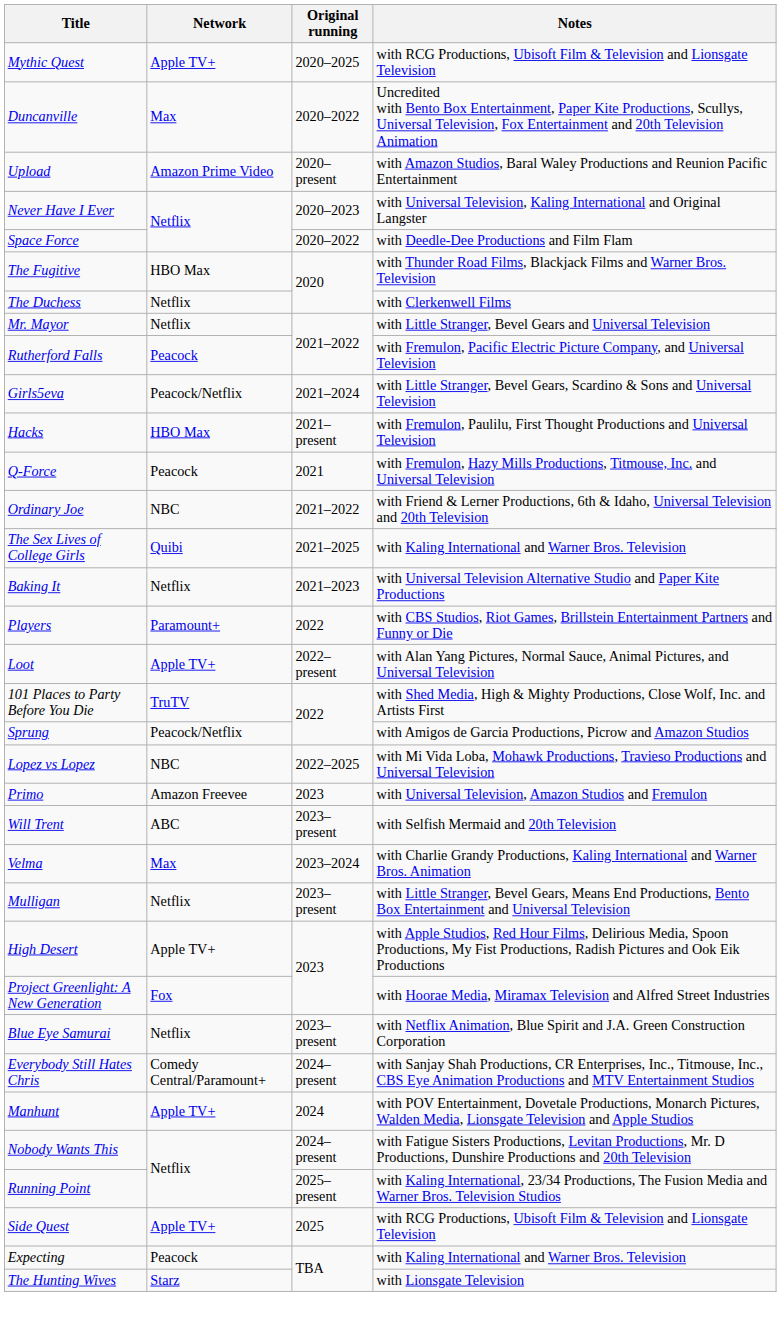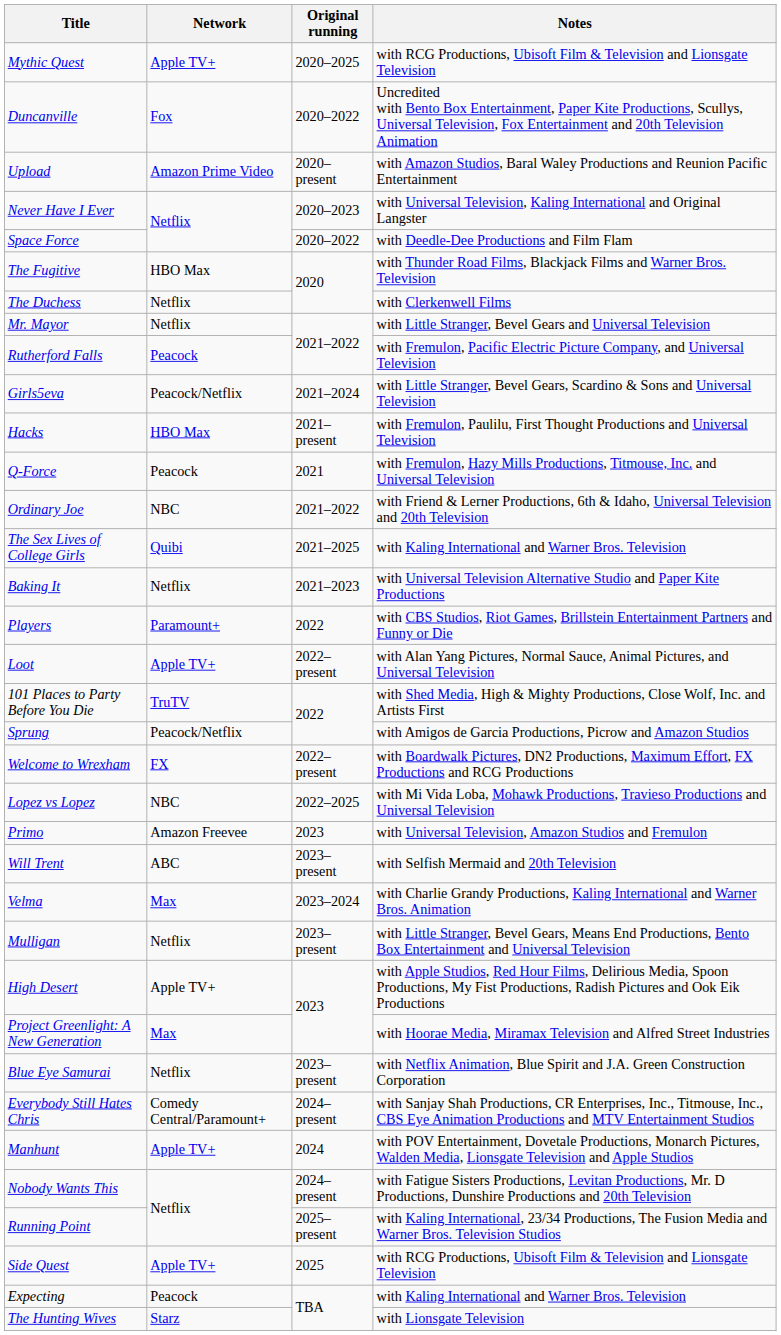(163, 117) Max -> (161, 117) Fox
+ row: (69, 763)
(161, 995) Fox -> (163, 1034) Max
